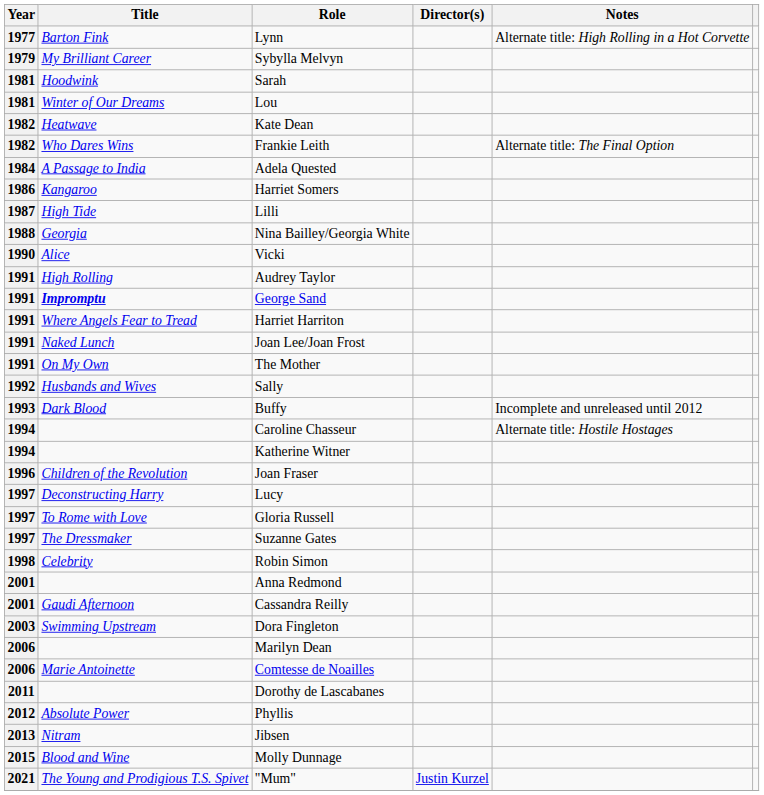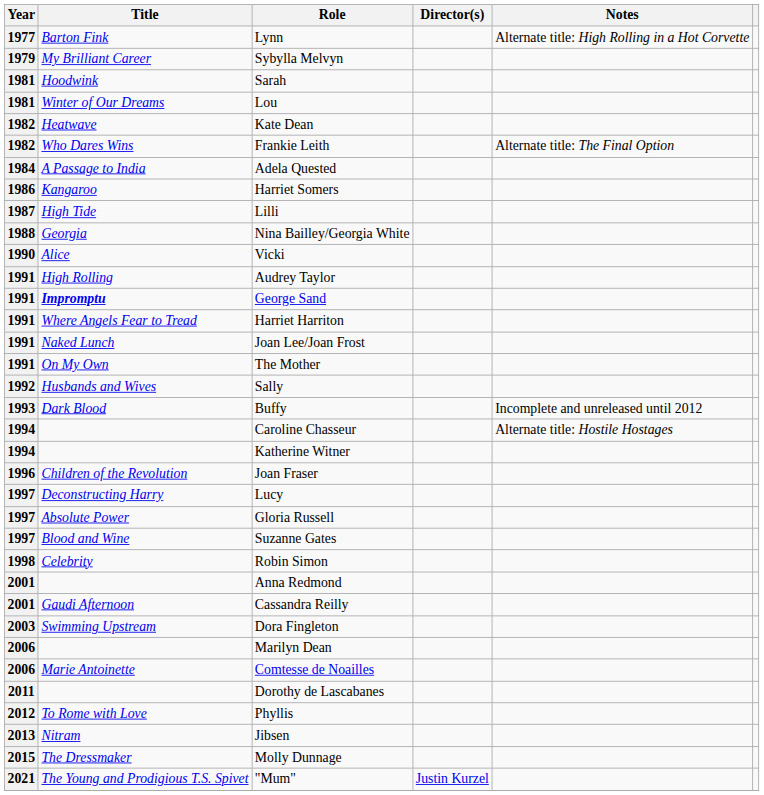(94, 517) To Rome with Love -> (85, 517) Absolute Power
(86, 539) The Dressmaker -> (85, 539) Blood and Wine
(85, 713) Absolute Power -> (94, 713) To Rome with Love
(85, 757) Blood and Wine -> (86, 757) The Dressmaker
